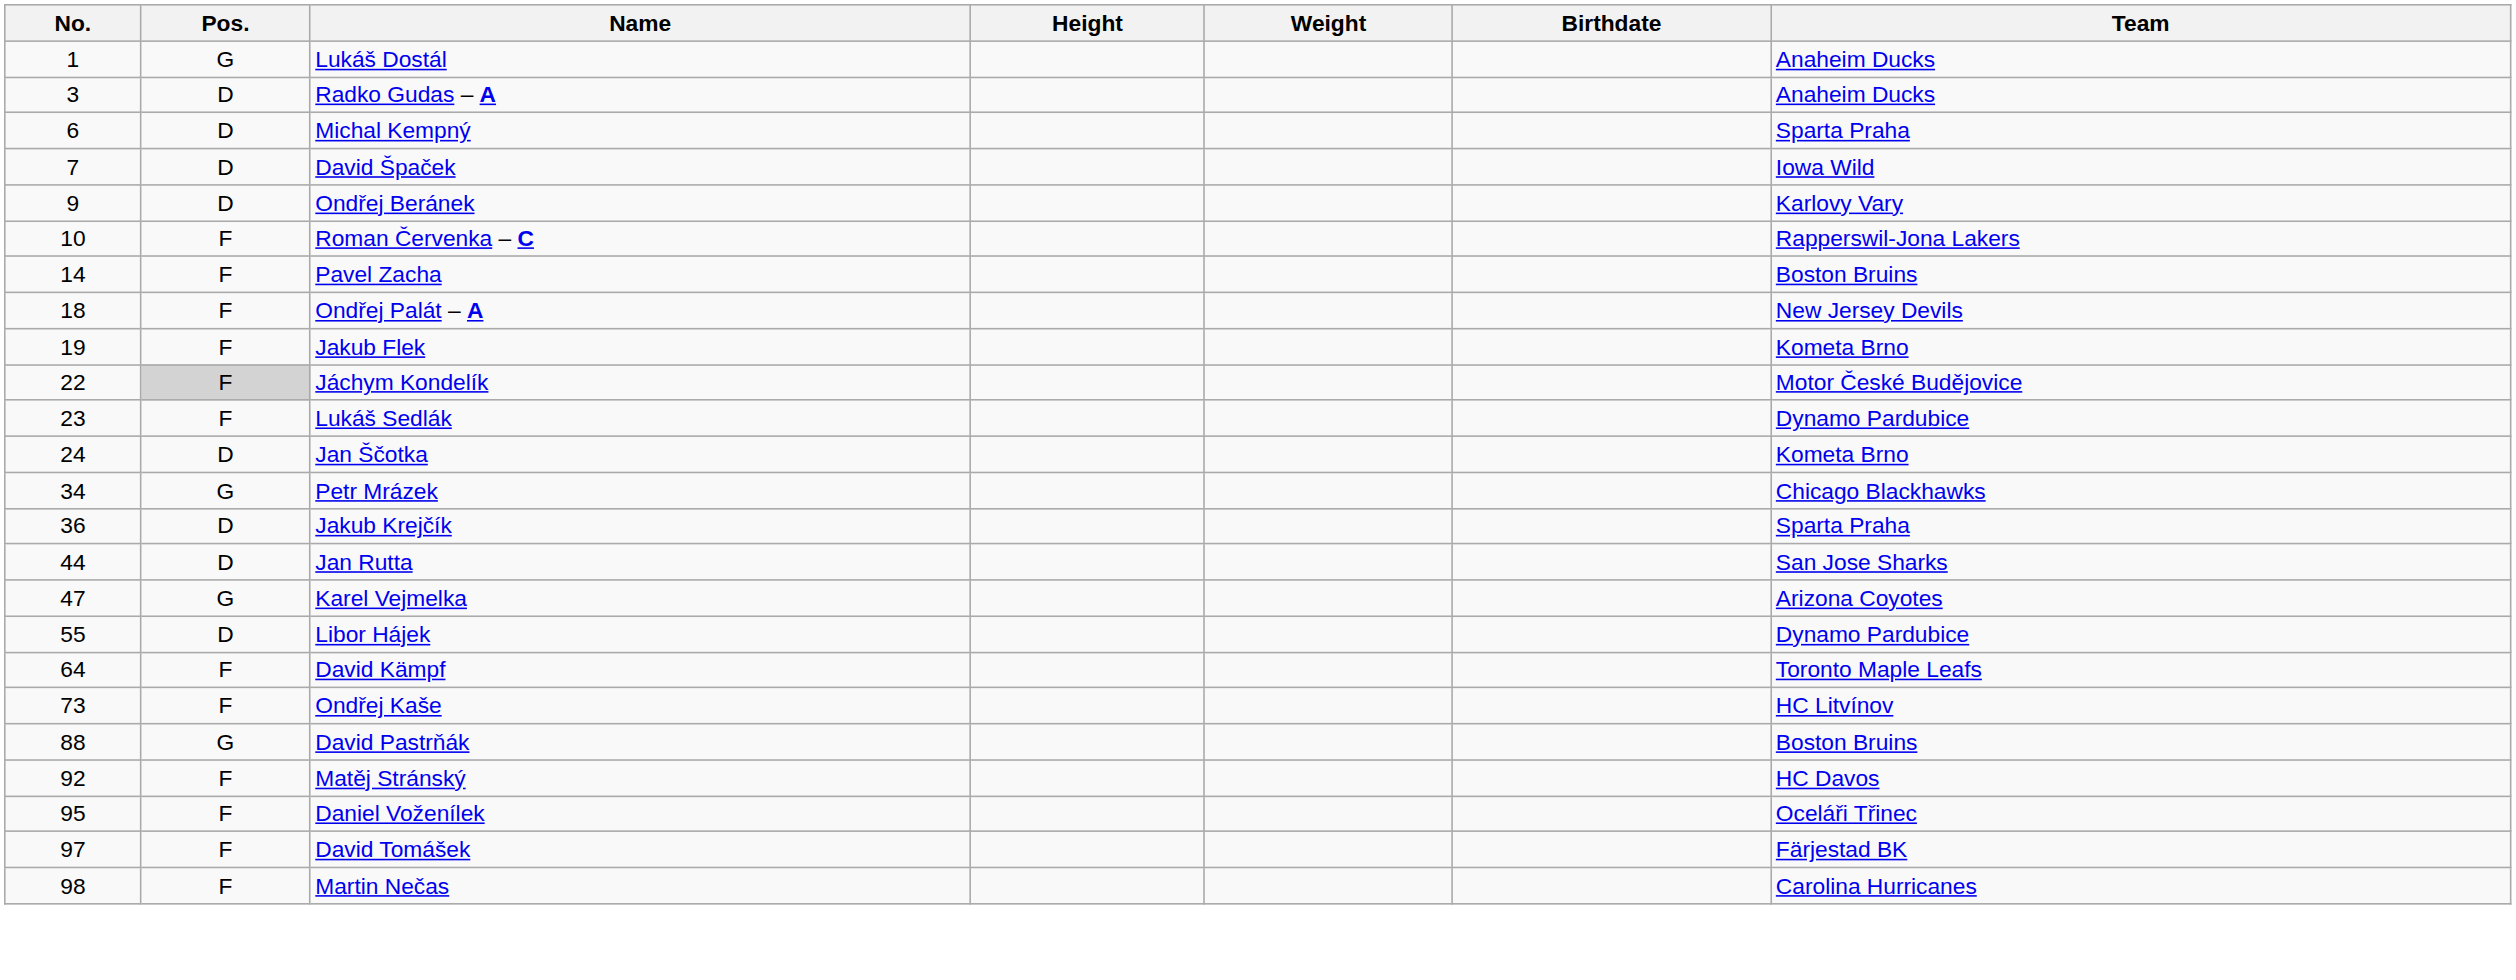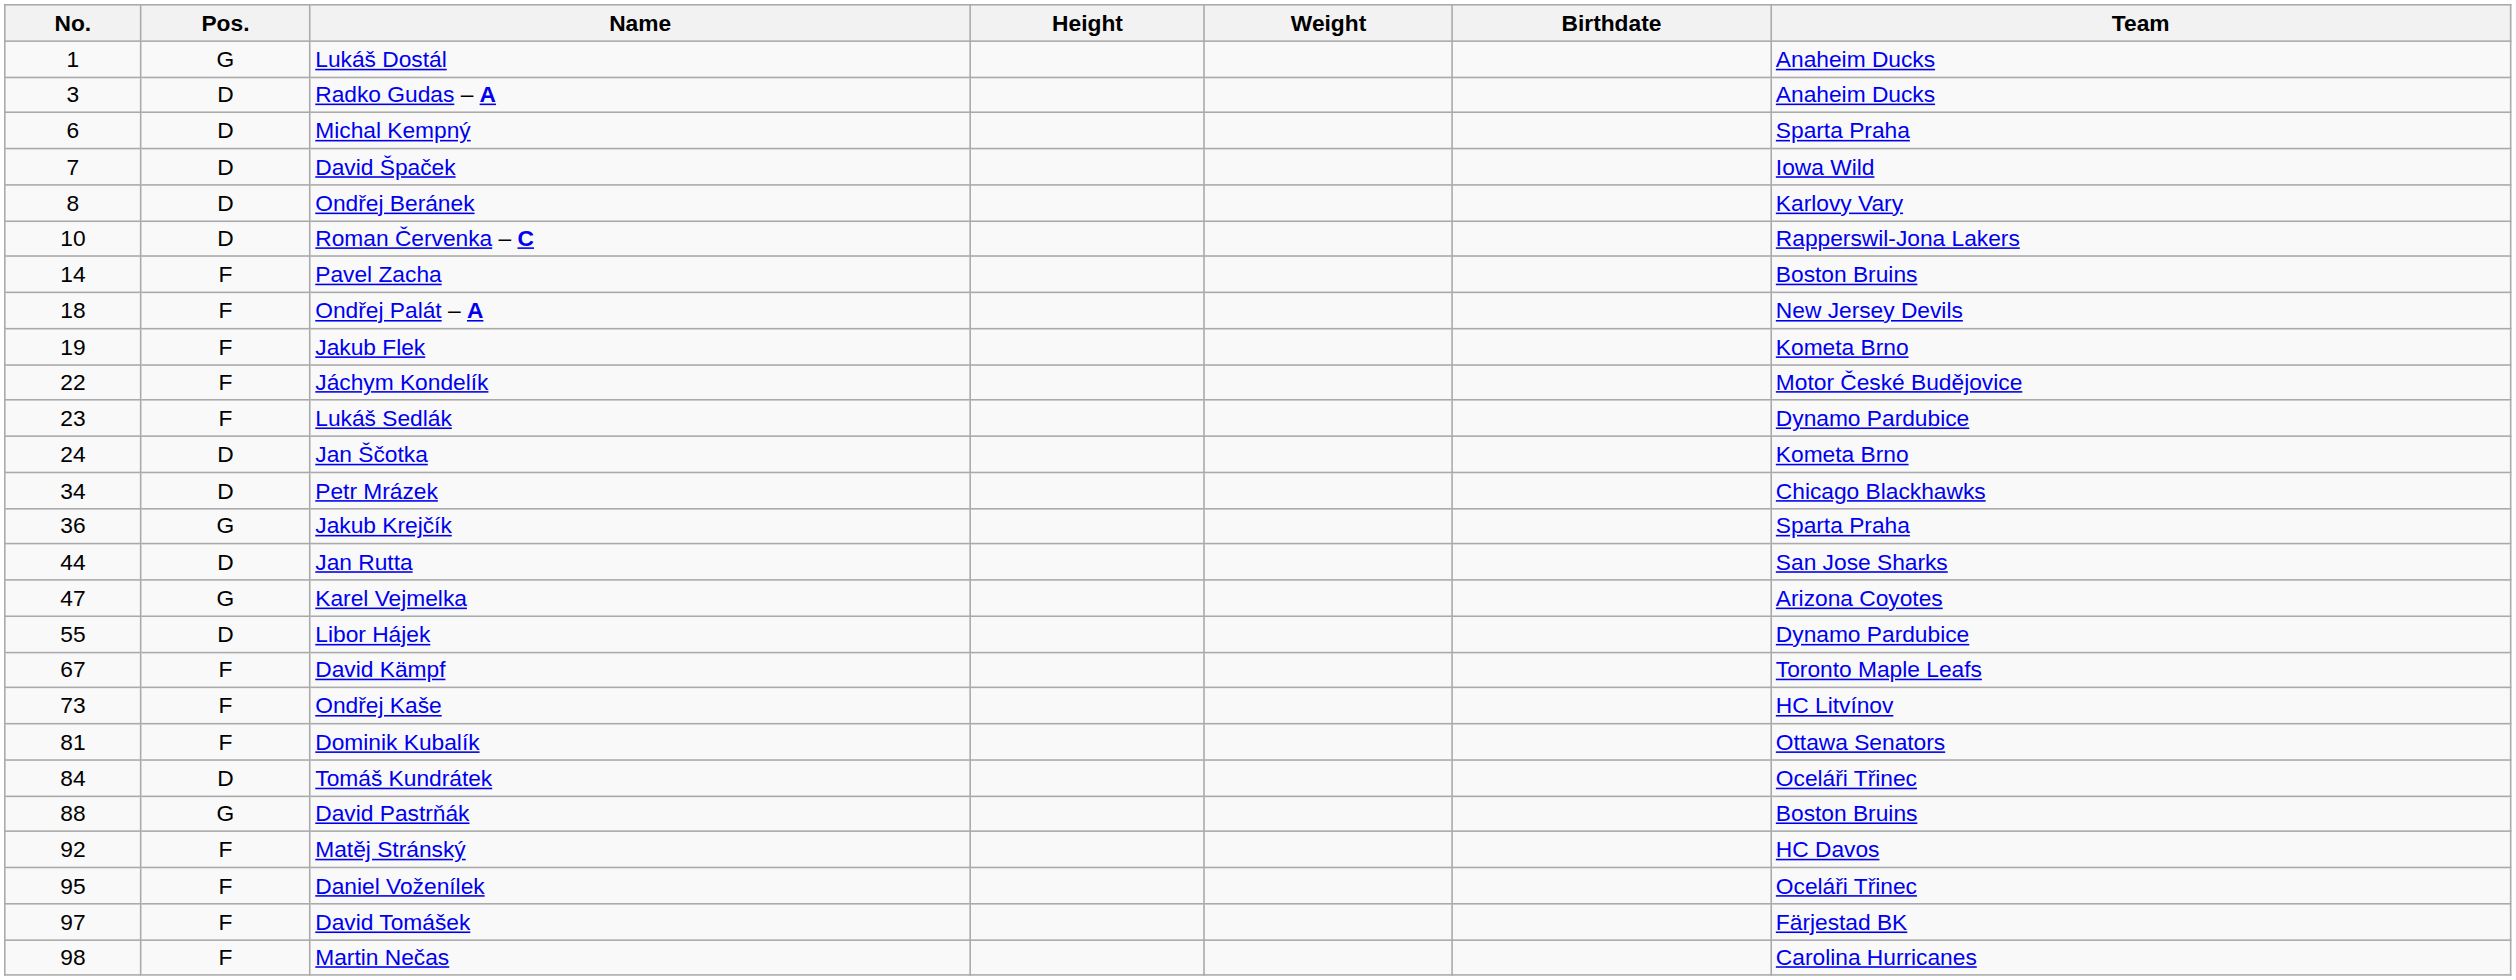(73, 203) 9 -> (73, 203) 8
(225, 239) F -> (225, 239) D
(225, 383) lightgrey background -> (225, 383) no background
(225, 490) G -> (225, 490) D
(225, 526) D -> (225, 526) G
(73, 670) 64 -> (73, 670) 67
+ row: (397, 742)
+ row: (404, 778)
